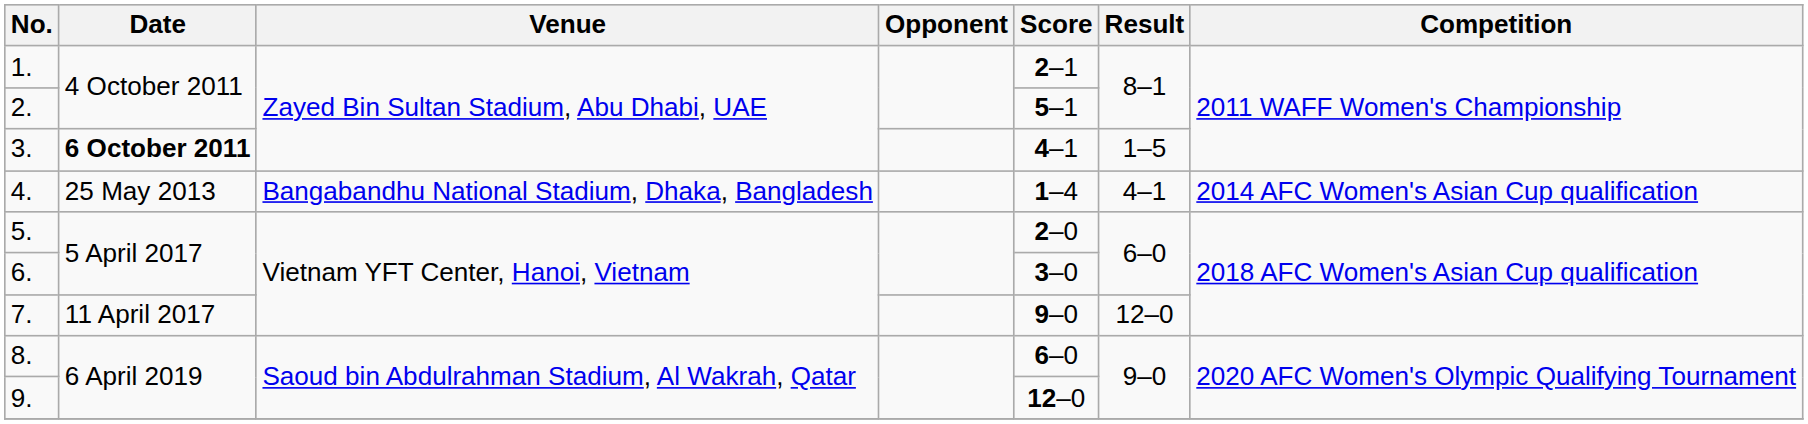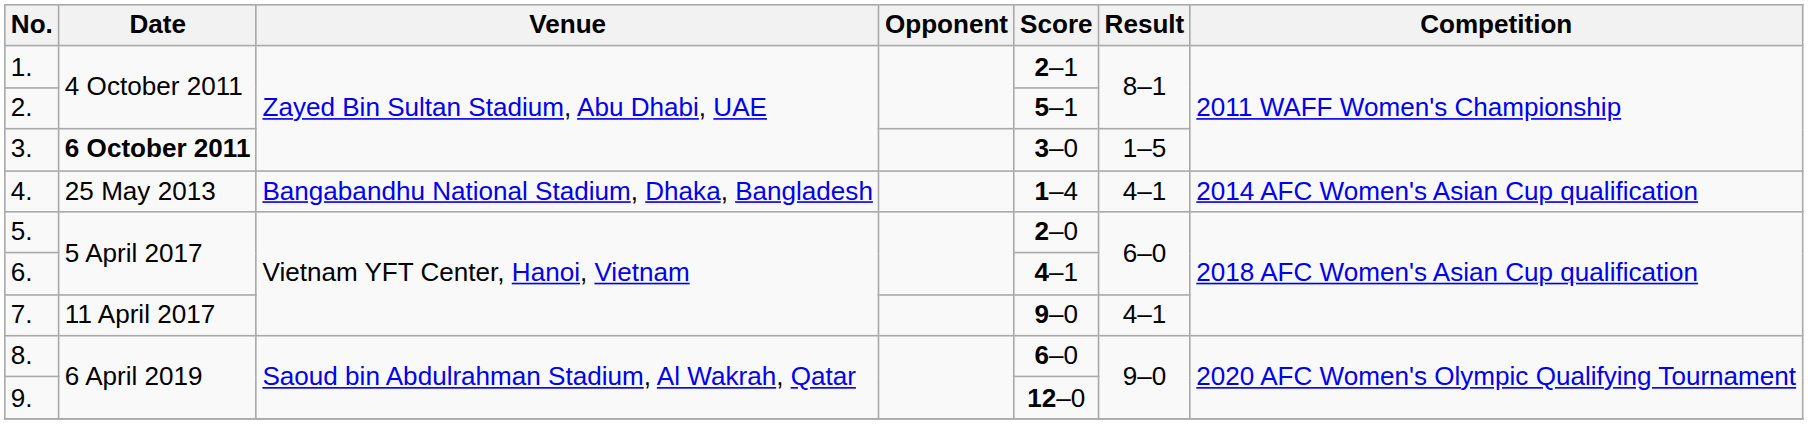(1056, 149) 4–1 -> (1056, 149) 3–0
(1056, 273) 3–0 -> (1056, 273) 4–1
(1144, 314) 12–0 -> (1144, 314) 4–1
